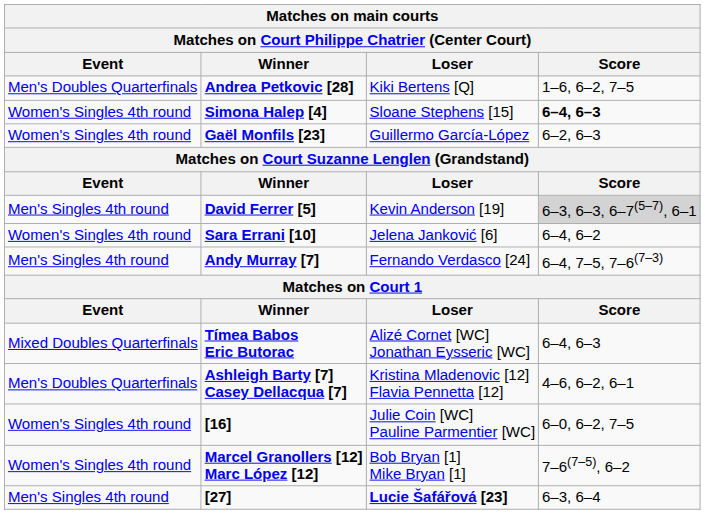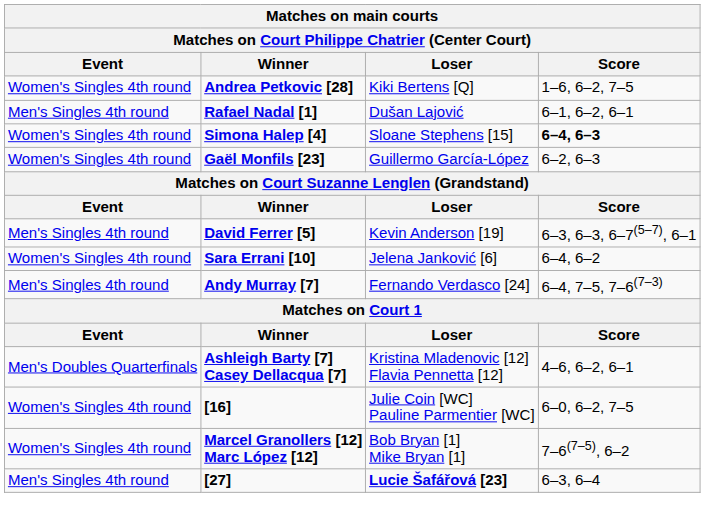(103, 87) Men's Doubles Quarterfinals -> (100, 87) Women's Singles 4th round
+ row: (261, 111)
(619, 209) lightgrey background -> (619, 233) no background
- row: (251, 343)
